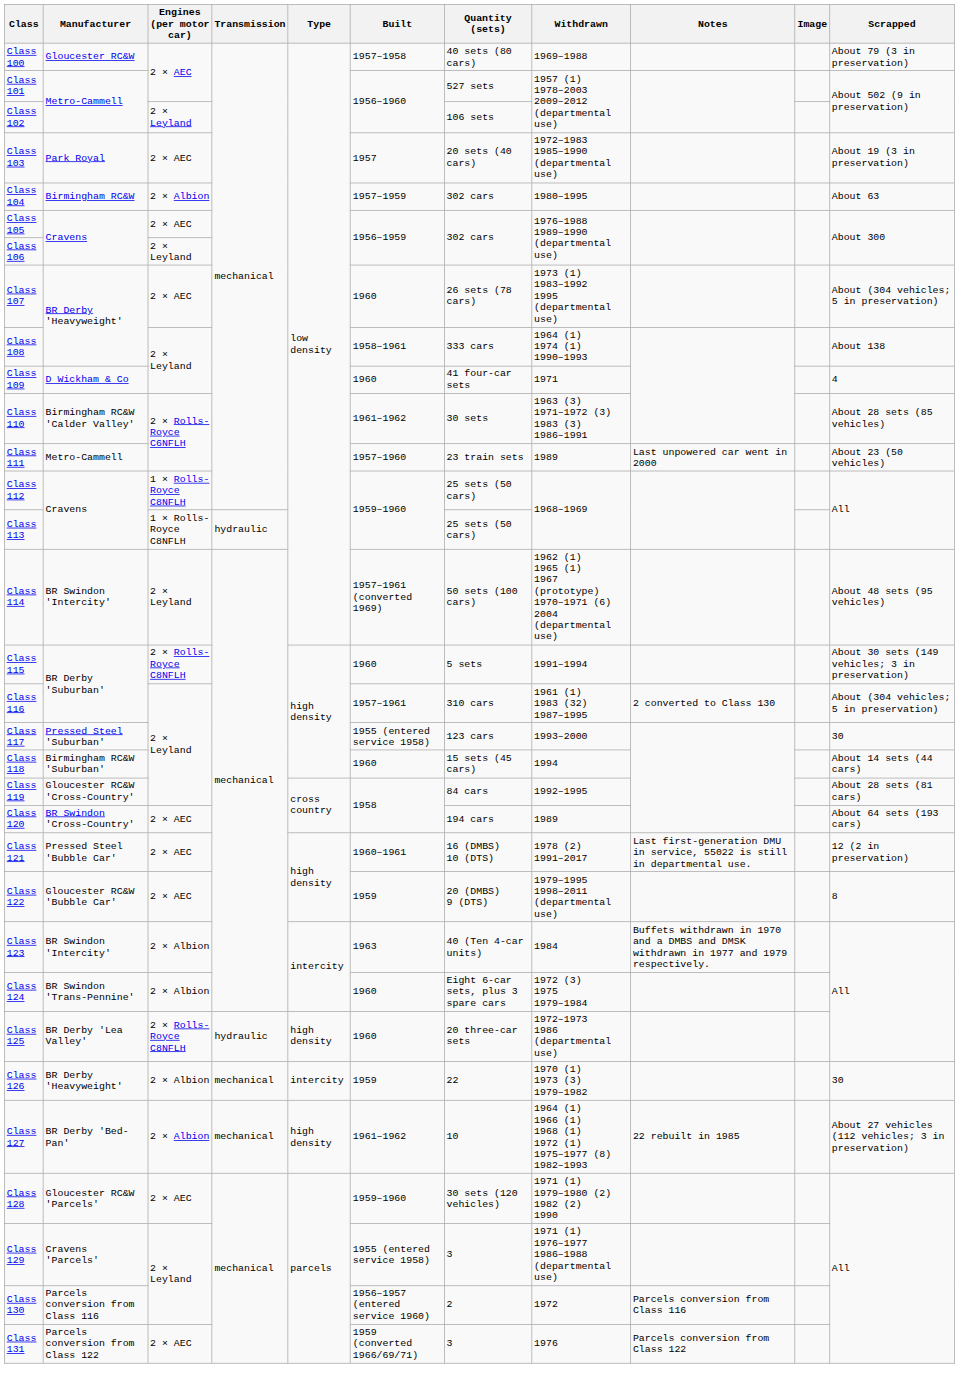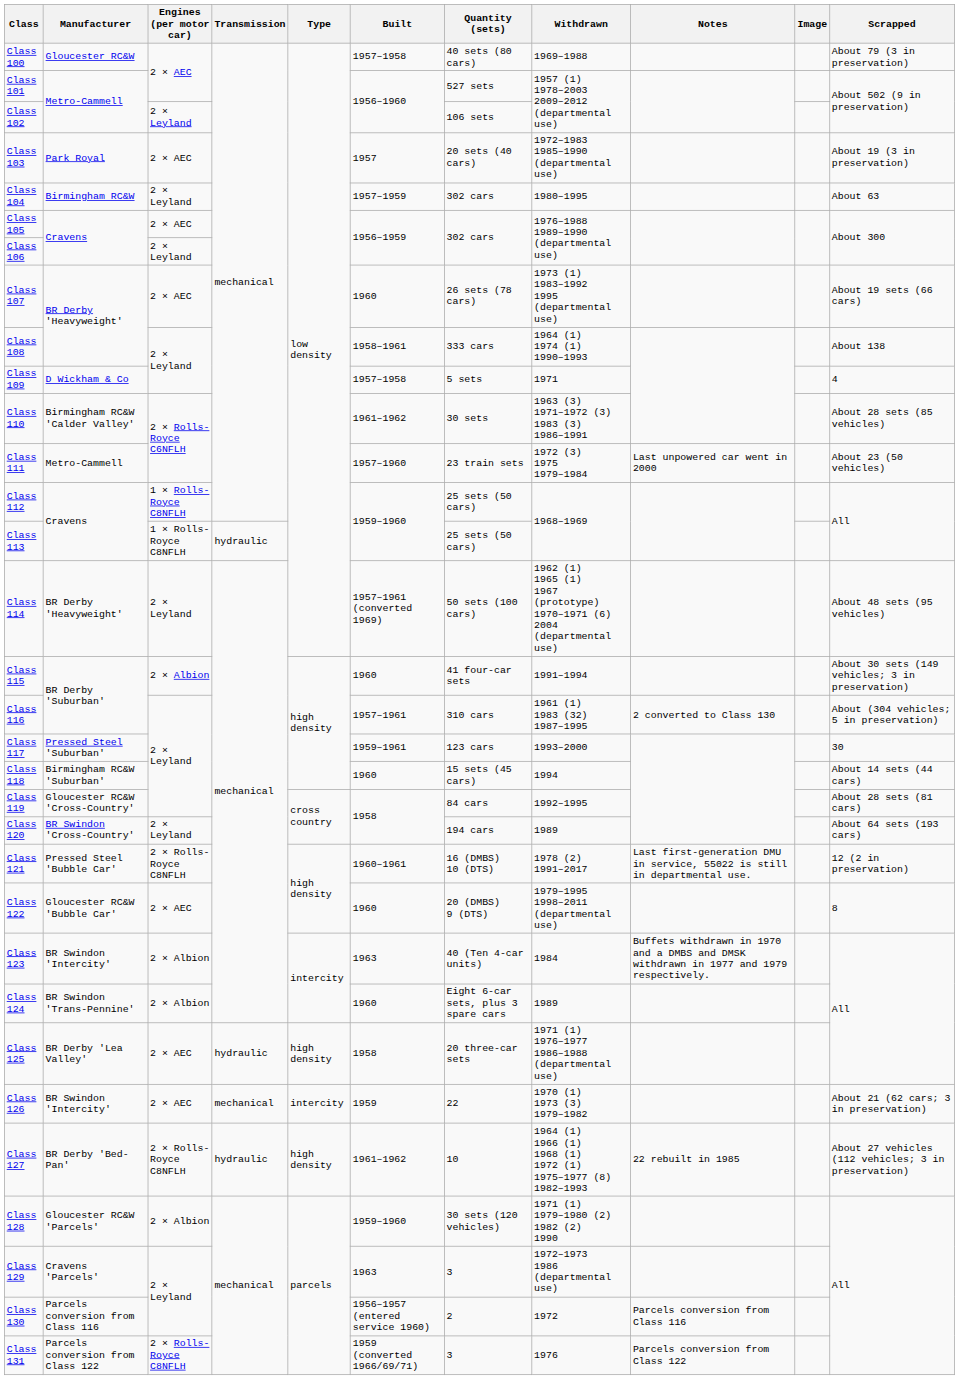(180, 197) 2 × Albion -> (171, 197) 2 × Leyland
(891, 296) About (304 vehicles; 5 in preservation) -> (882, 296) About 19 sets (66 cars)
(365, 380) 1960 -> (380, 380) 1957–1958
(479, 380) 41 four-car sets -> (464, 380) 5 sets
(546, 457) 1989 -> (561, 463) 1972 (3) 1975 1979–1984
(78, 597) BR Swindon 'Intercity' -> (84, 608) BR Derby 'Heavyweight'
(180, 664) 2 × Rolls-Royce C8NFLH -> (180, 676) 2 × Albion
(464, 664) 5 sets -> (479, 676) 41 four-car sets
(391, 736) 1955 (entered service 1958) -> (380, 748) 1959–1961
(171, 819) 2 × AEC -> (171, 830) 2 × Leyland
(171, 852) 2 × AEC -> (180, 864) 2 × Rolls-Royce C8NFLH
(365, 897) 1959 -> (365, 908) 1960
(561, 992) 1972 (3) 1975 1979–1984 -> (546, 1003) 1989
(180, 1036) 2 × Rolls-Royce C8NFLH -> (171, 1053) 2 × AEC
(365, 1036) 1960 -> (365, 1053) 1958
(573, 1036) 1972–1973 1986 (departmental use) -> (573, 1053) 1971 (1) 1976–1977 1986–1988 (departmental use)
(84, 1081) BR Derby 'Heavyweight' -> (78, 1104) BR Swindon 'Intercity'
(180, 1081) 2 × Albion -> (171, 1104) 2 × AEC
(838, 1081) 30 -> (891, 1104) About 21 (62 cars; 3 in preservation)
(180, 1137) 2 × Albion -> (180, 1160) 2 × Rolls-Royce C8NFLH
(244, 1137) mechanical -> (241, 1160) hydraulic
(171, 1199) 2 × AEC -> (180, 1221) 2 × Albion
(391, 1255) 1955 (entered service 1958) -> (365, 1272) 1963
(573, 1255) 1971 (1) 1976–1977 1986–1988 (departmental use) -> (573, 1272) 1972–1973 1986 (departmental use)
(171, 1344) 2 × AEC -> (180, 1355) 2 × Rolls-Royce C8NFLH
